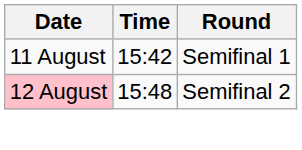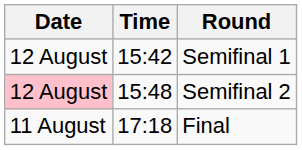(58, 56) 11 August -> (58, 56) 12 August
+ row: (206, 126)
